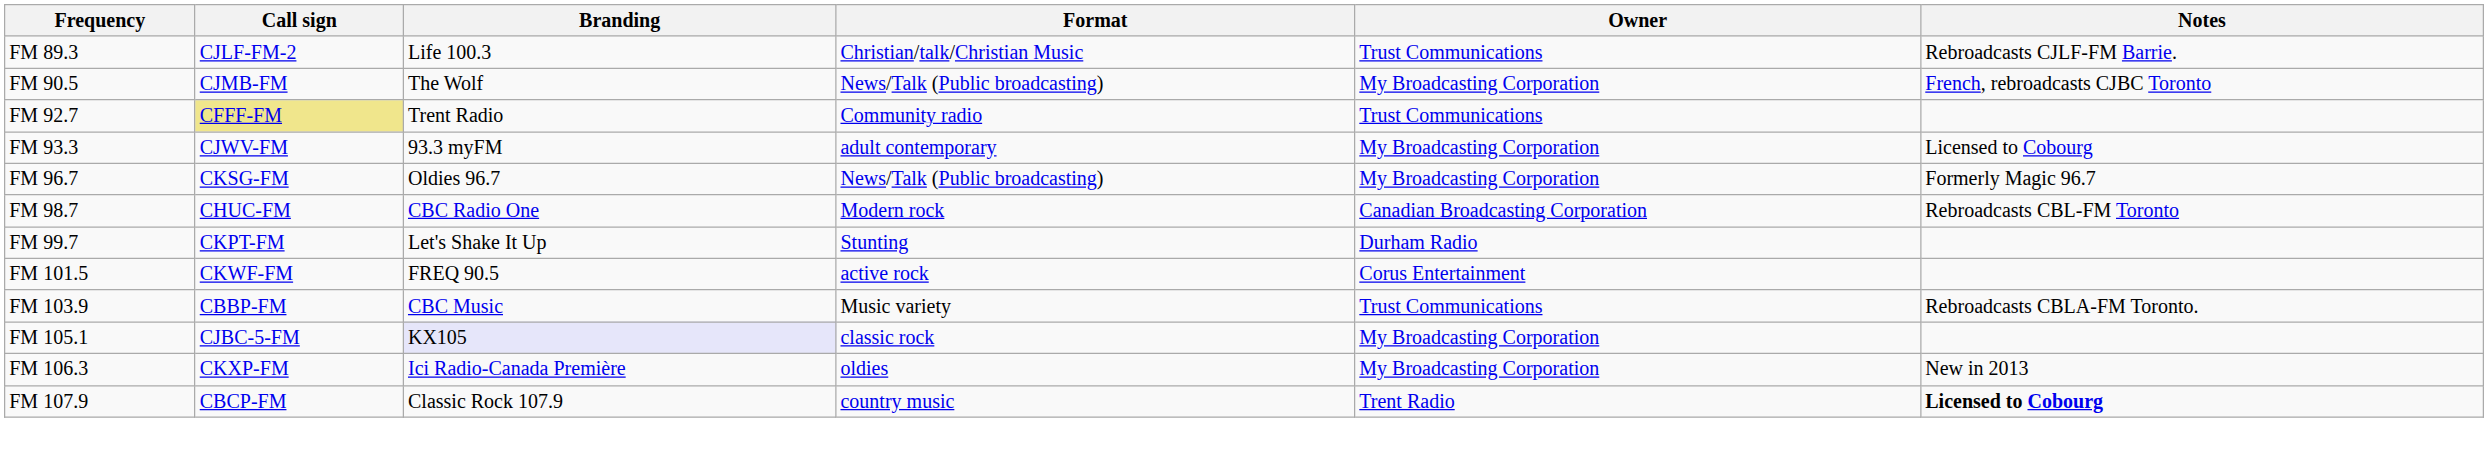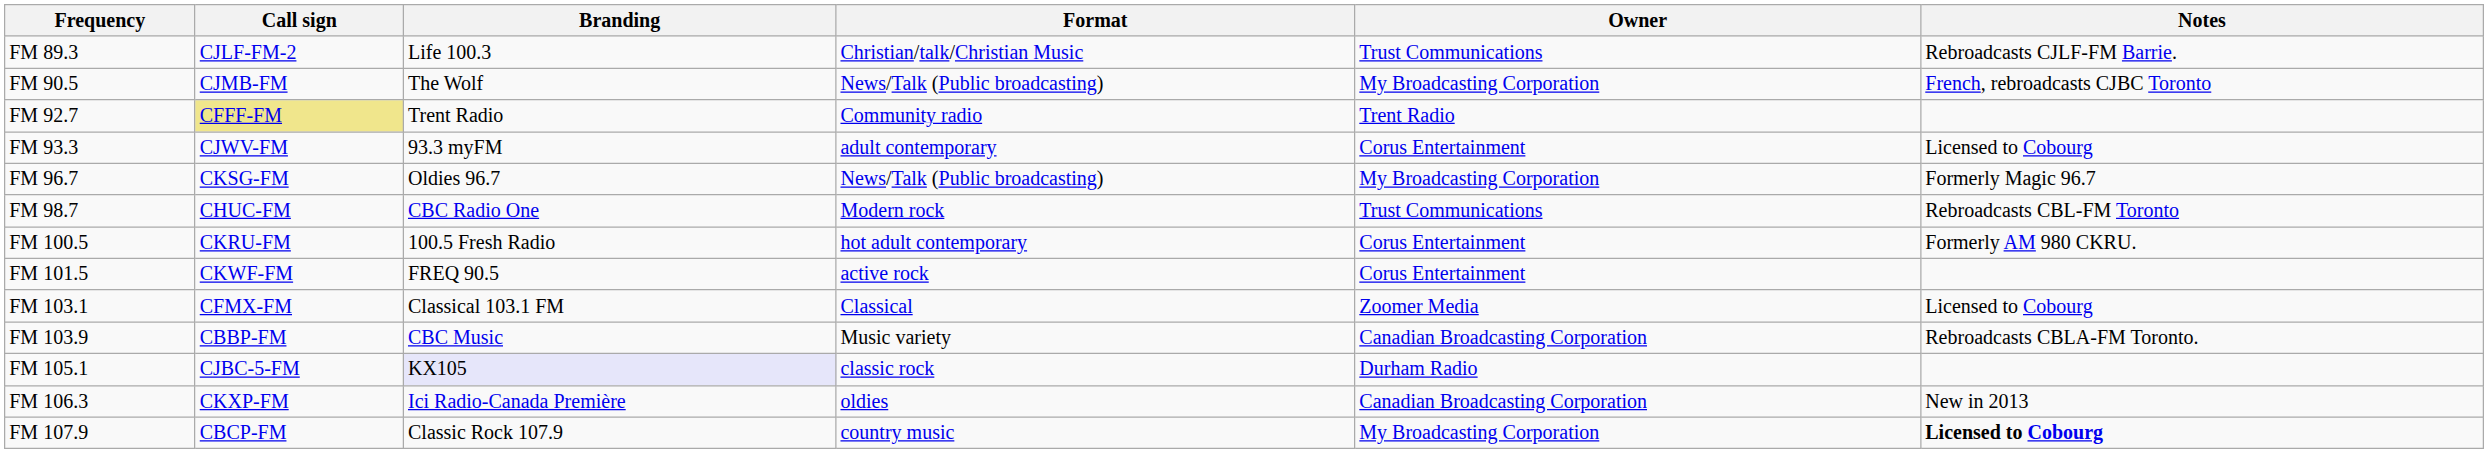(1451, 115) Trust Communications -> (1407, 115) Trent Radio
(1479, 147) My Broadcasting Corporation -> (1442, 147) Corus Entertainment
(1503, 210) Canadian Broadcasting Corporation -> (1451, 210) Trust Communications
- row: (44, 242)
+ row: (49, 242)
+ row: (49, 305)
(1451, 305) Trust Communications -> (1503, 337) Canadian Broadcasting Corporation
(1479, 337) My Broadcasting Corporation -> (1418, 369) Durham Radio
(1479, 369) My Broadcasting Corporation -> (1503, 400) Canadian Broadcasting Corporation
(1407, 400) Trent Radio -> (1479, 432) My Broadcasting Corporation
